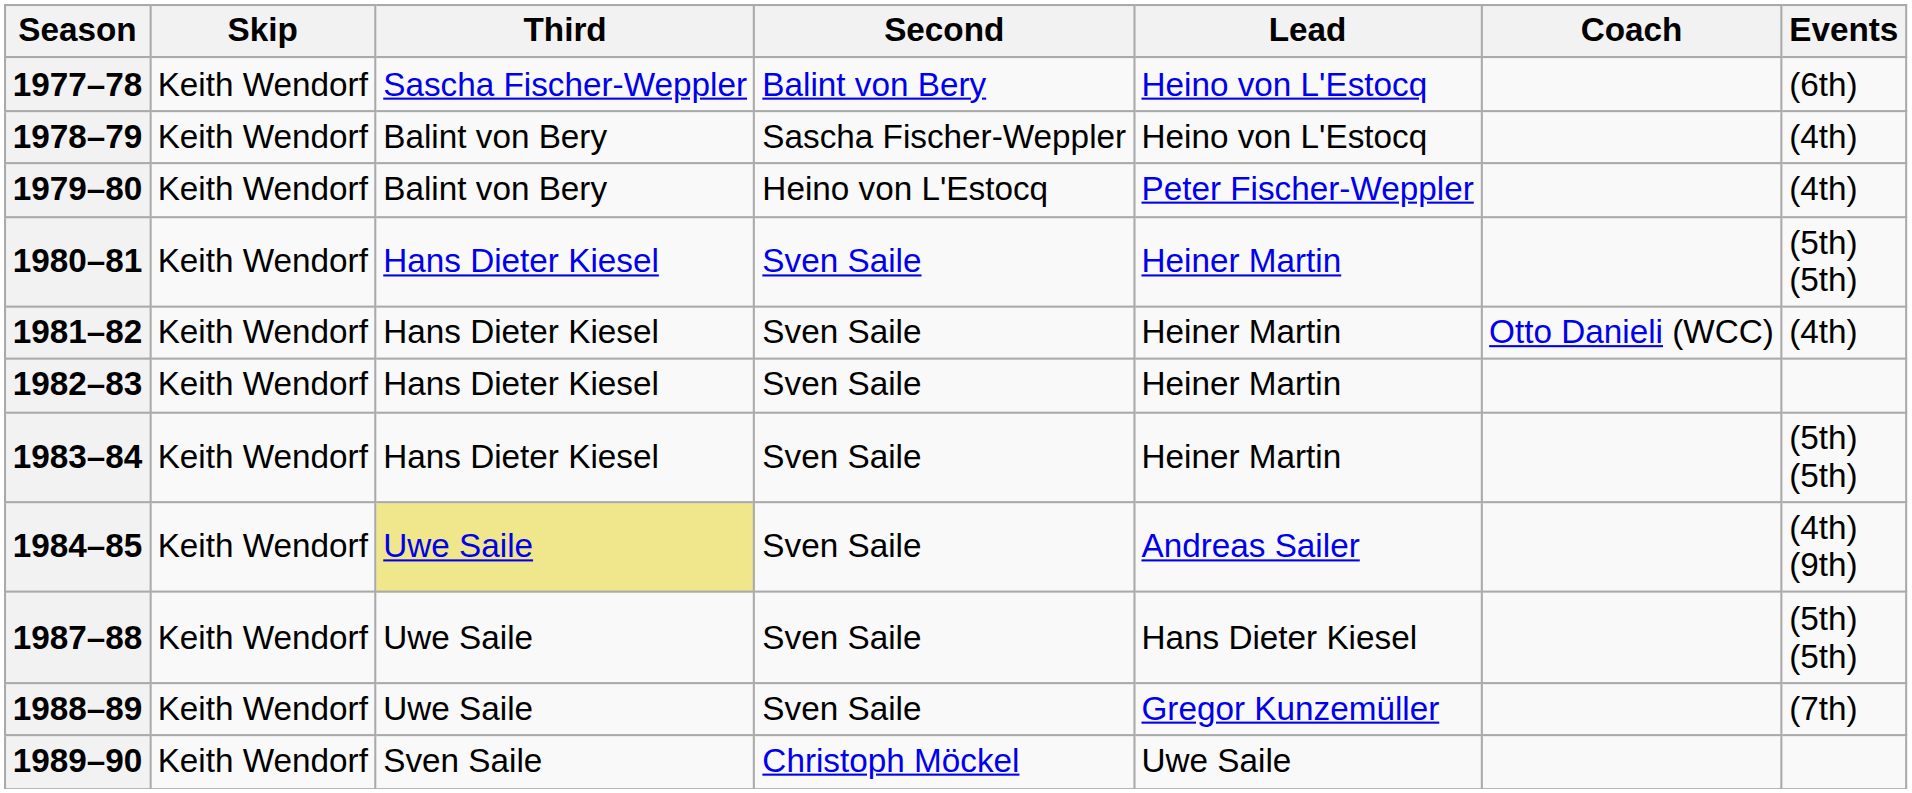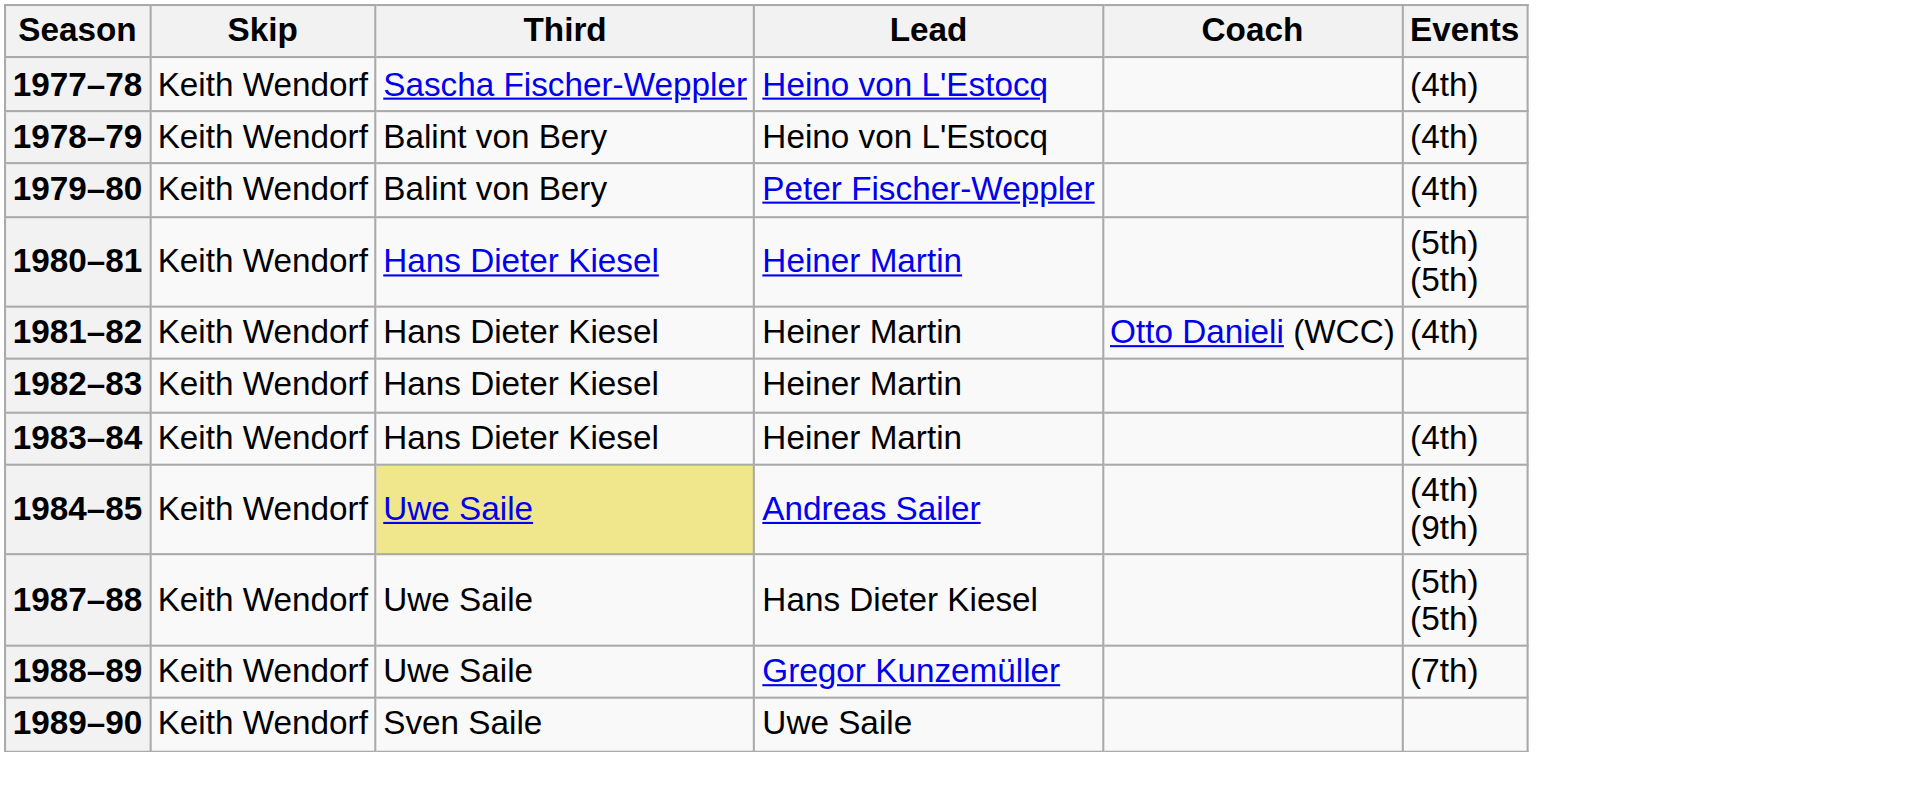- column: (944, 30)
(1823, 83) (6th) -> (1444, 83) (4th)
(1823, 456) (5th) (5th) -> (1444, 437) (4th)
